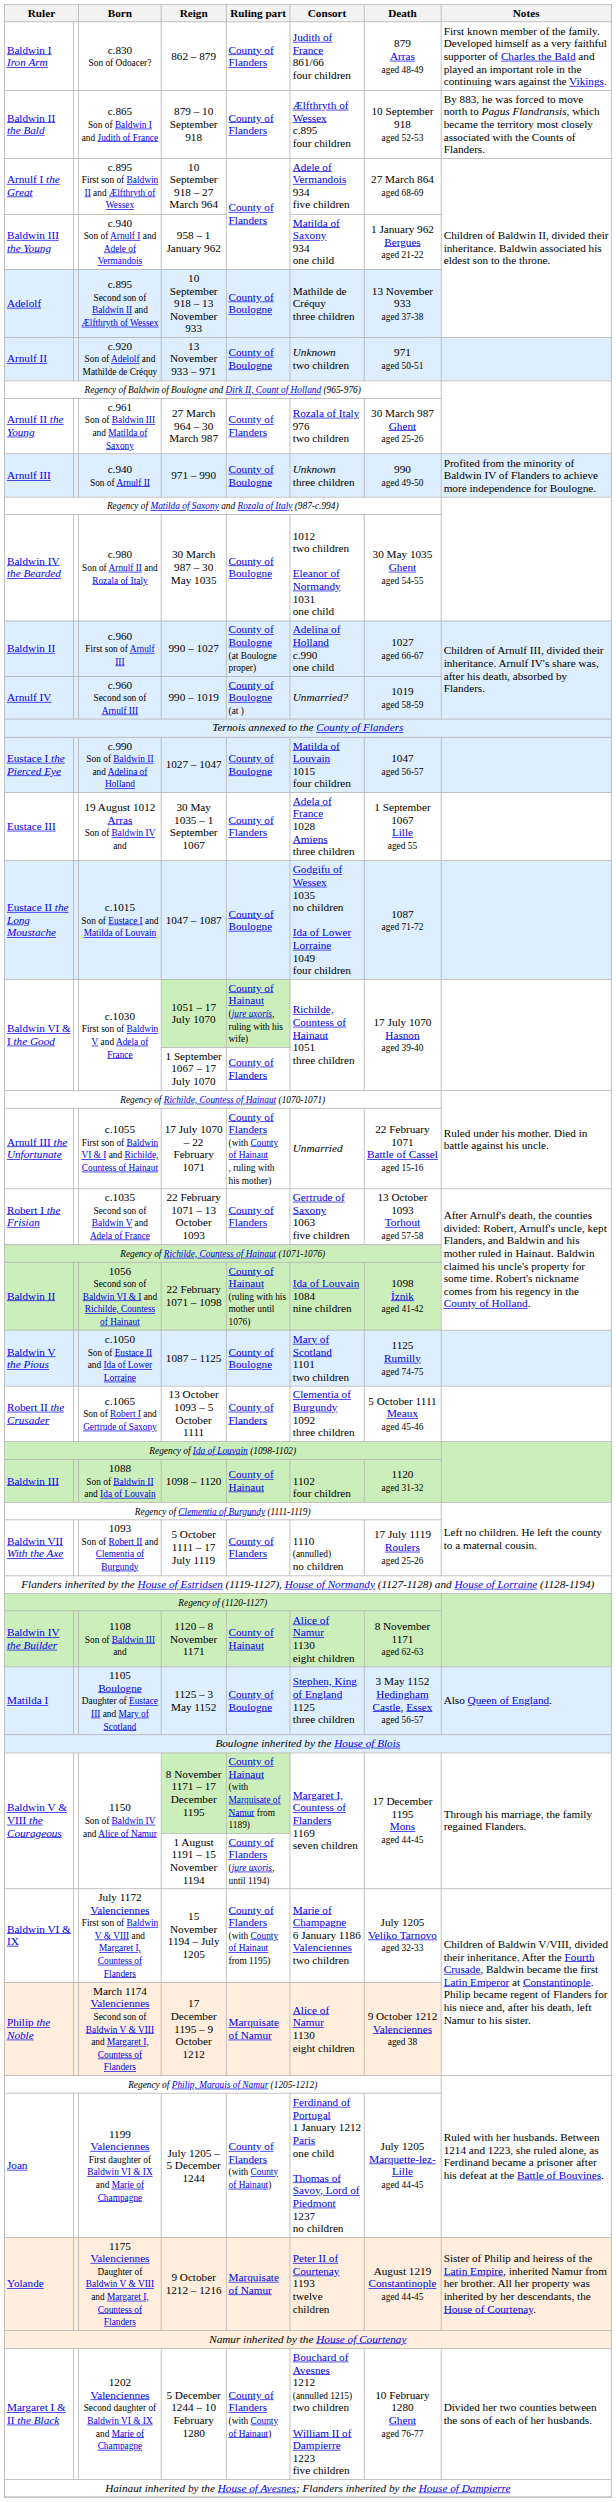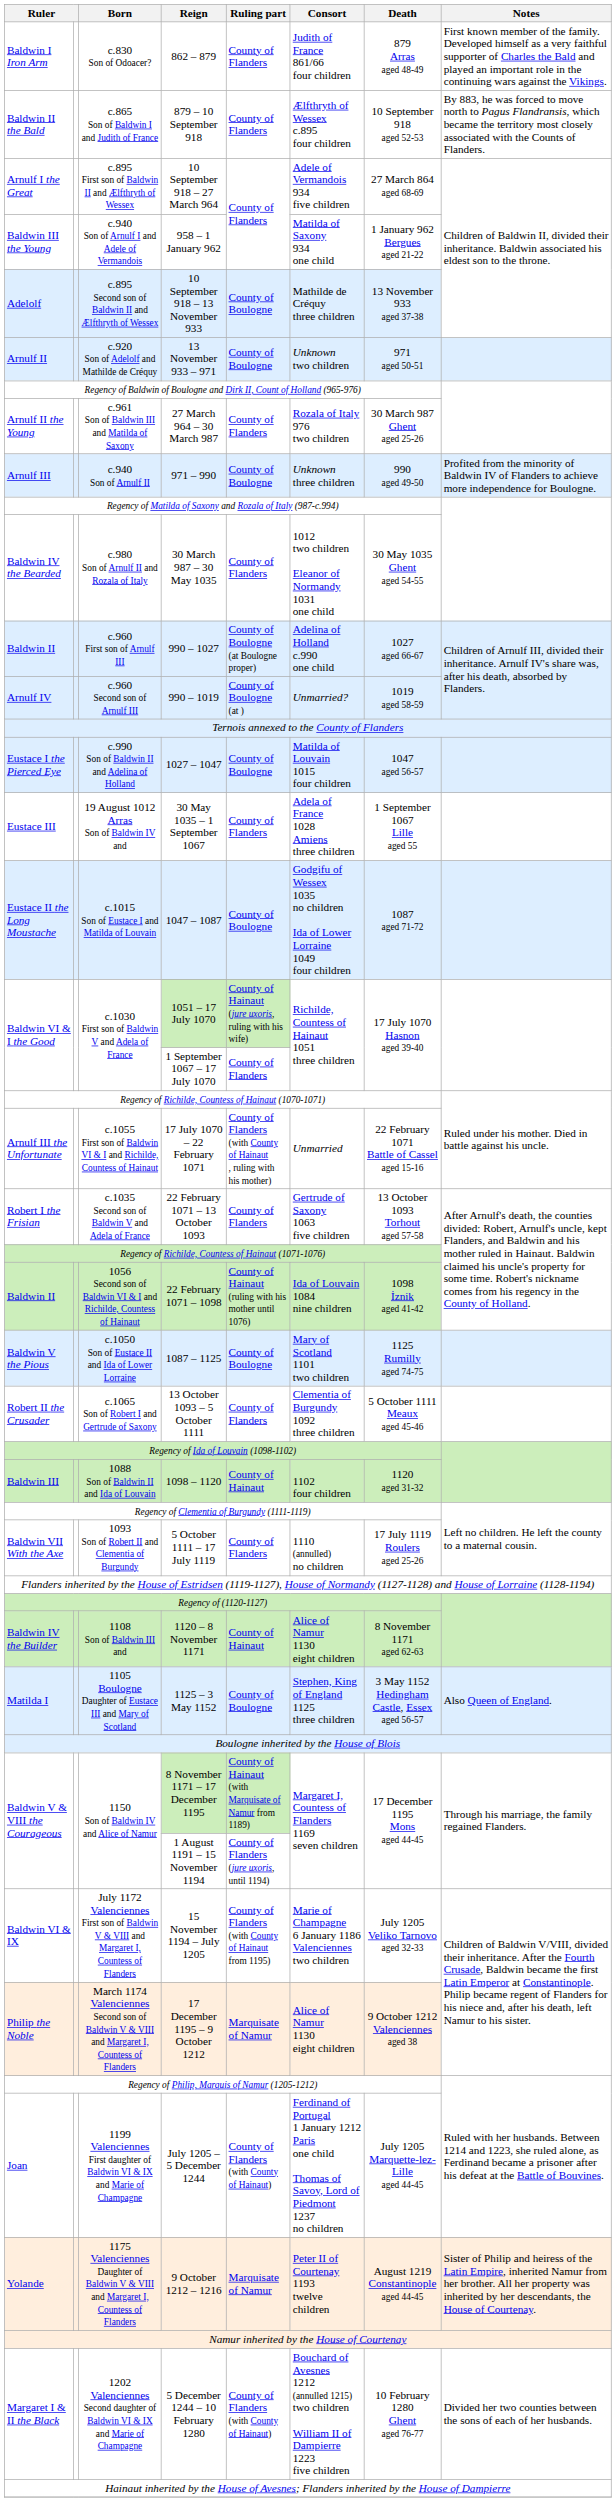(251, 567) County of Boulogne -> (251, 567) County of Flanders
